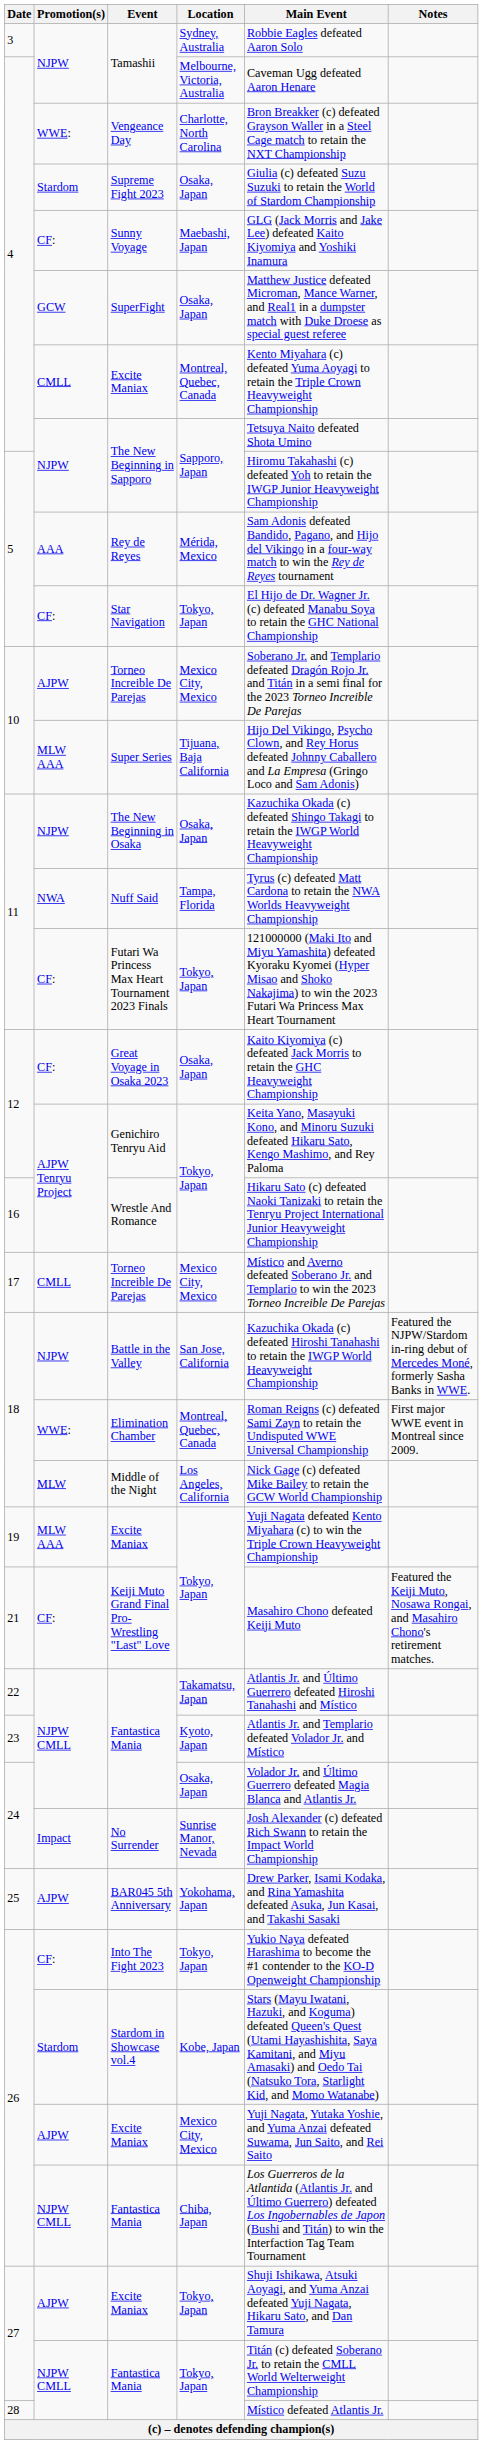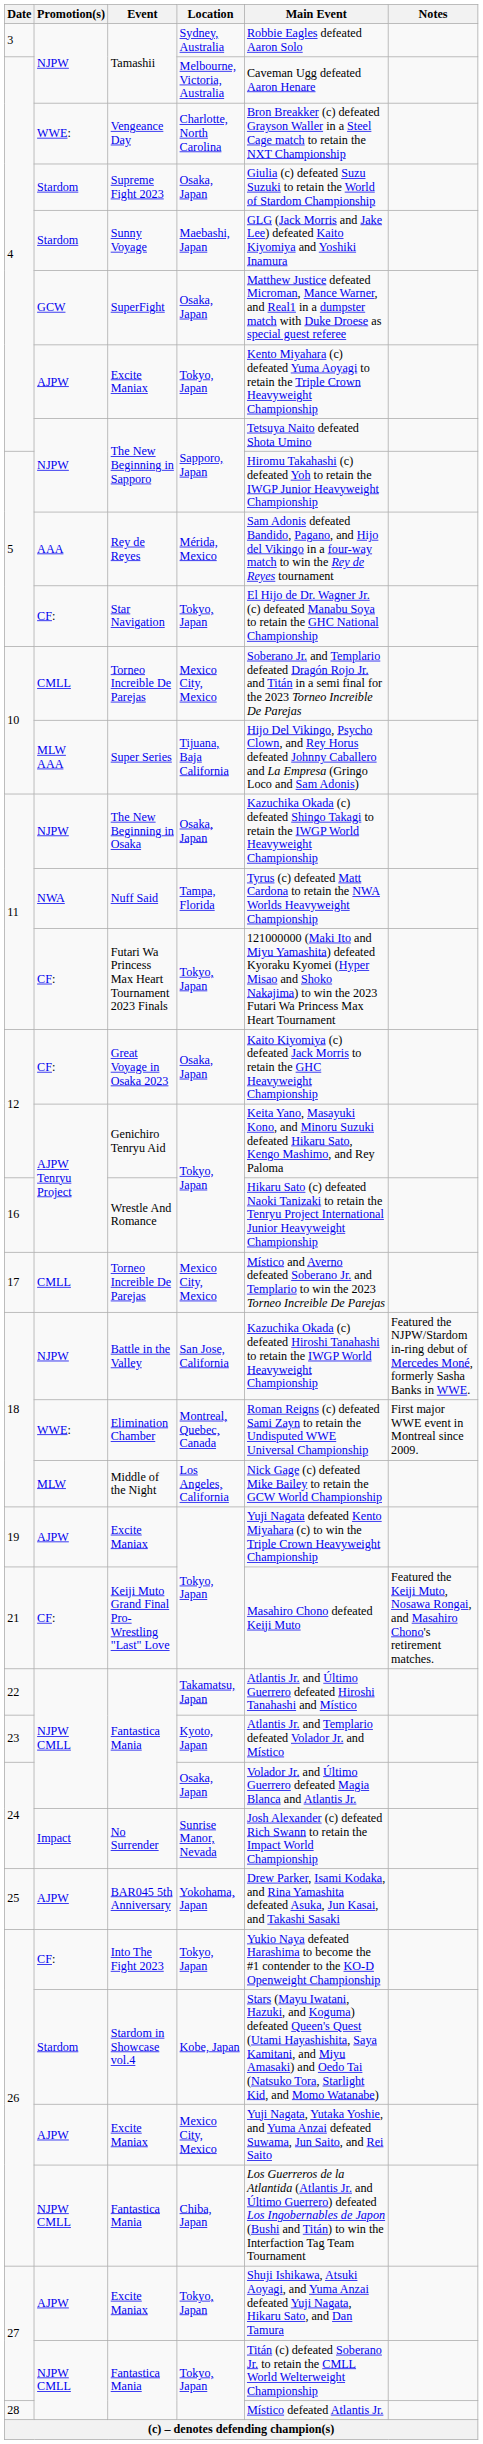(46, 240) CF: -> (58, 240) Stardom
(54, 381) CMLL -> (53, 381) AJPW
(203, 381) Montreal, Quebec, Canada -> (197, 381) Tokyo, Japan
(53, 683) AJPW -> (54, 683) CMLL
(52, 1537) MLW AAA -> (53, 1537) AJPW
